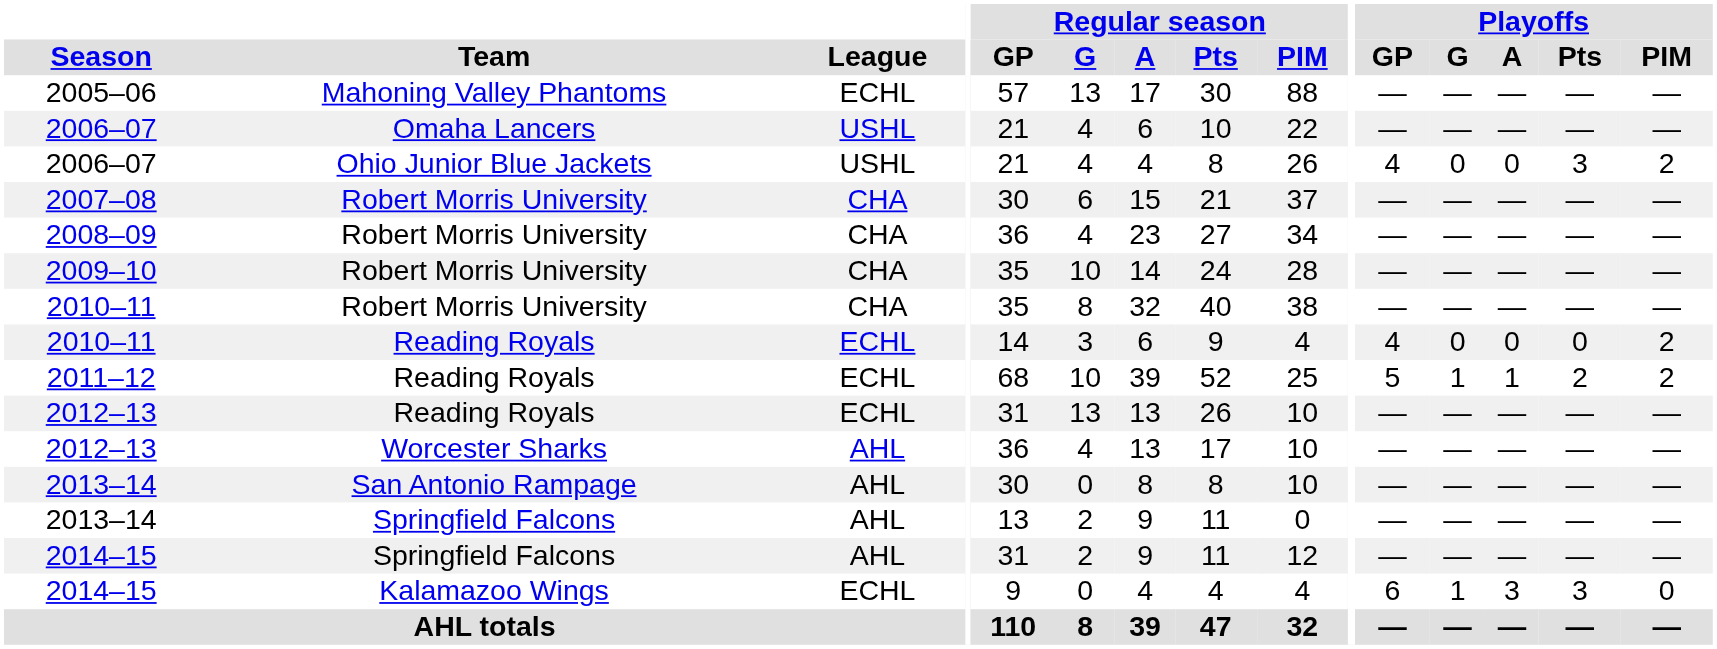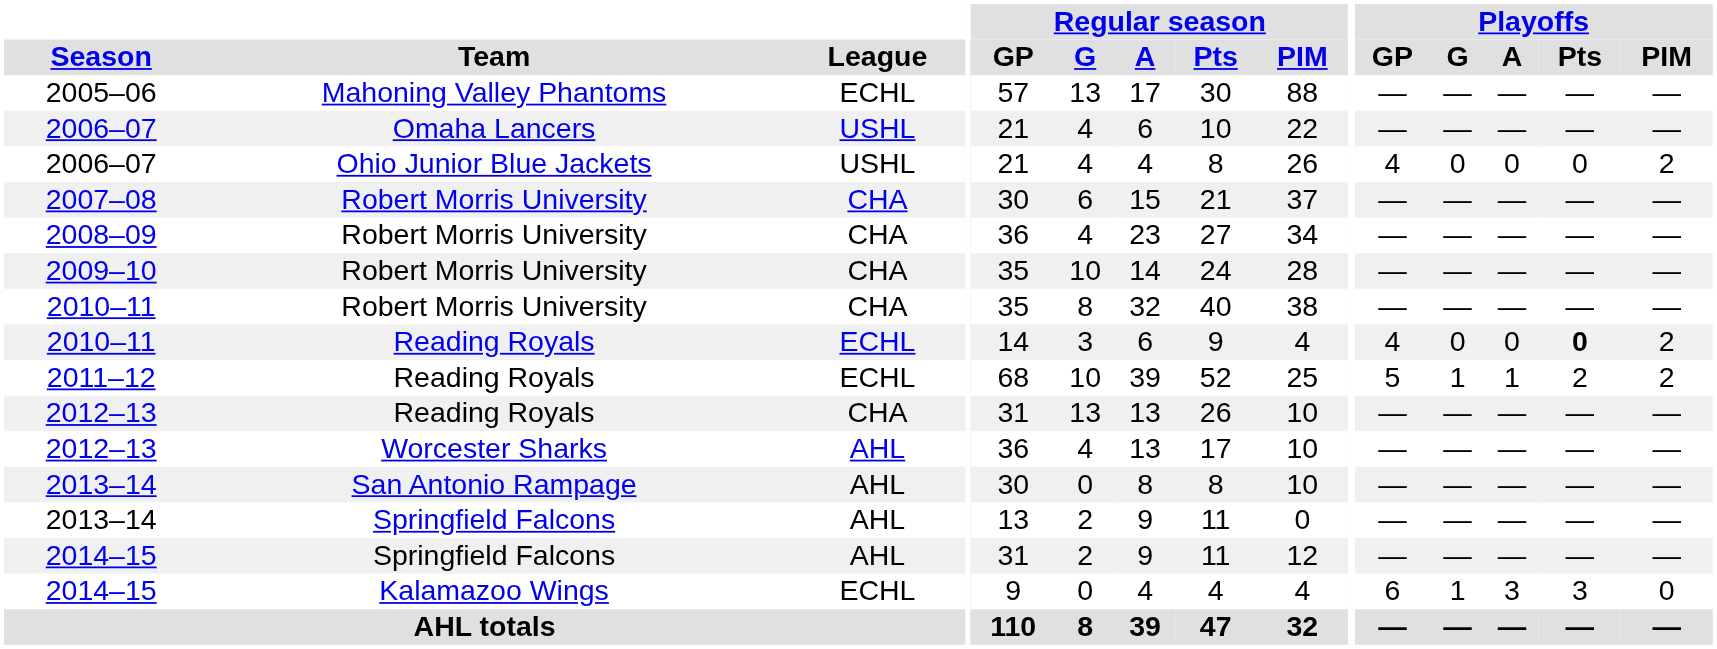(1580, 163) 3 -> (1580, 163) 0
(1580, 341) normal -> (1580, 341) bold
(877, 413) ECHL -> (877, 413) CHA
